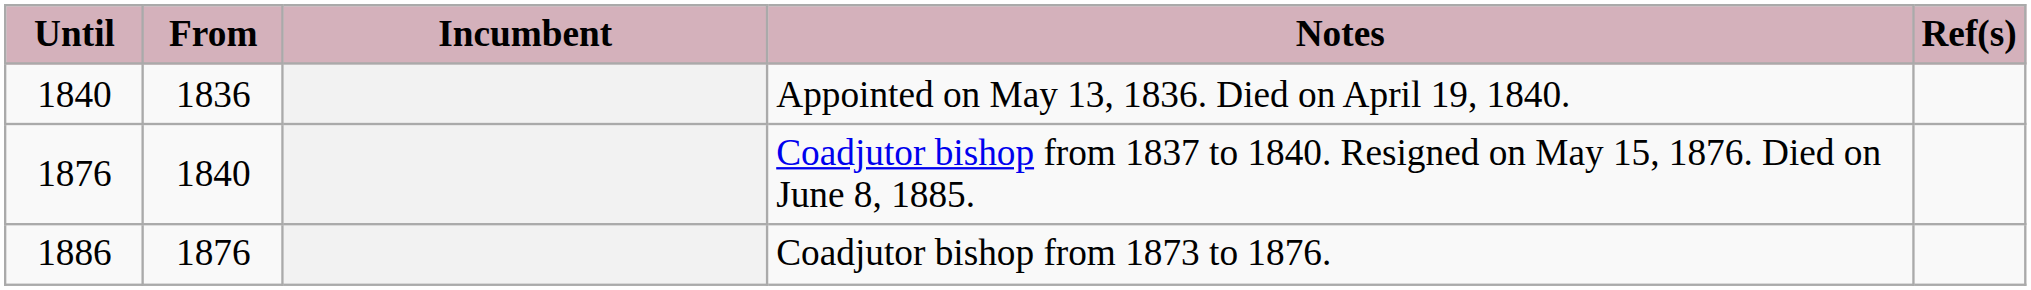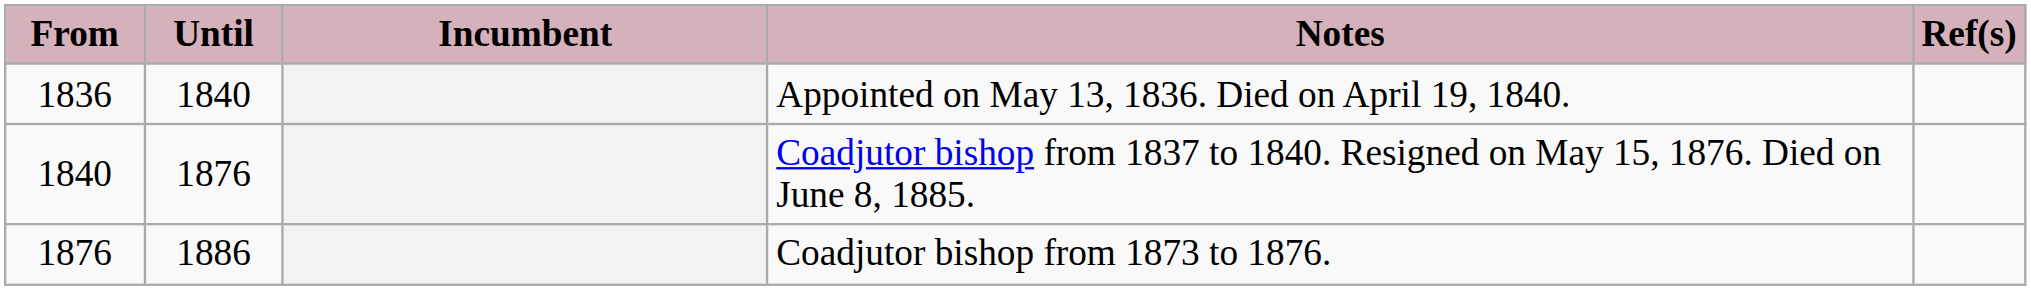columns swapped: (213, 34) <-> (74, 34)
